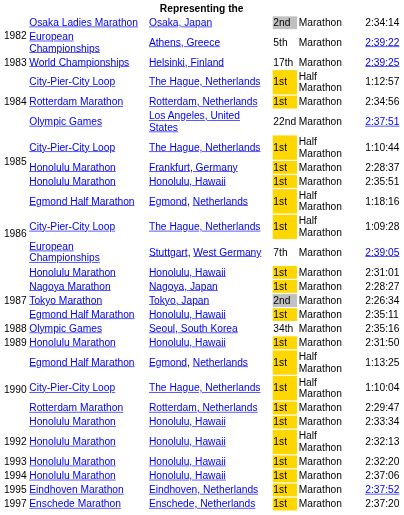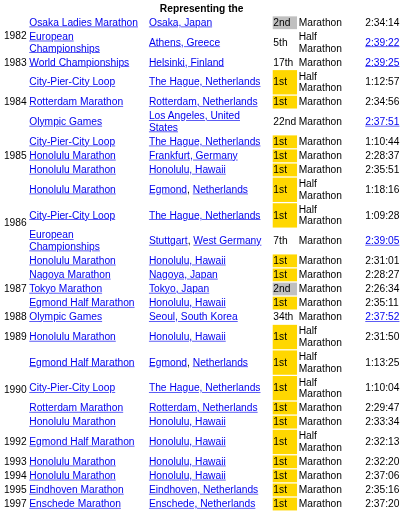(320, 42) Marathon -> (320, 42) Half Marathon
(320, 147) Half Marathon -> (320, 141) Marathon
(82, 201) Egmond Half Marathon -> (73, 189) Honolulu Marathon
(382, 328) 2:35:16 -> (382, 317) 2:37:52
(320, 342) Marathon -> (320, 337) Half Marathon
(73, 442) Honolulu Marathon -> (82, 442) Egmond Half Marathon
(382, 490) 2:37:52 -> (382, 490) 2:35:16
